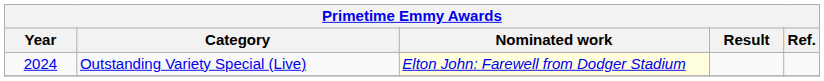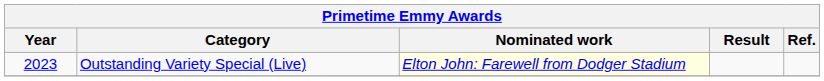(40, 64) 2024 -> (40, 64) 2023
